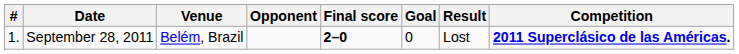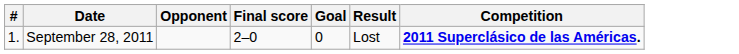- column: (202, 15)
(335, 38) bold -> (245, 38) normal
